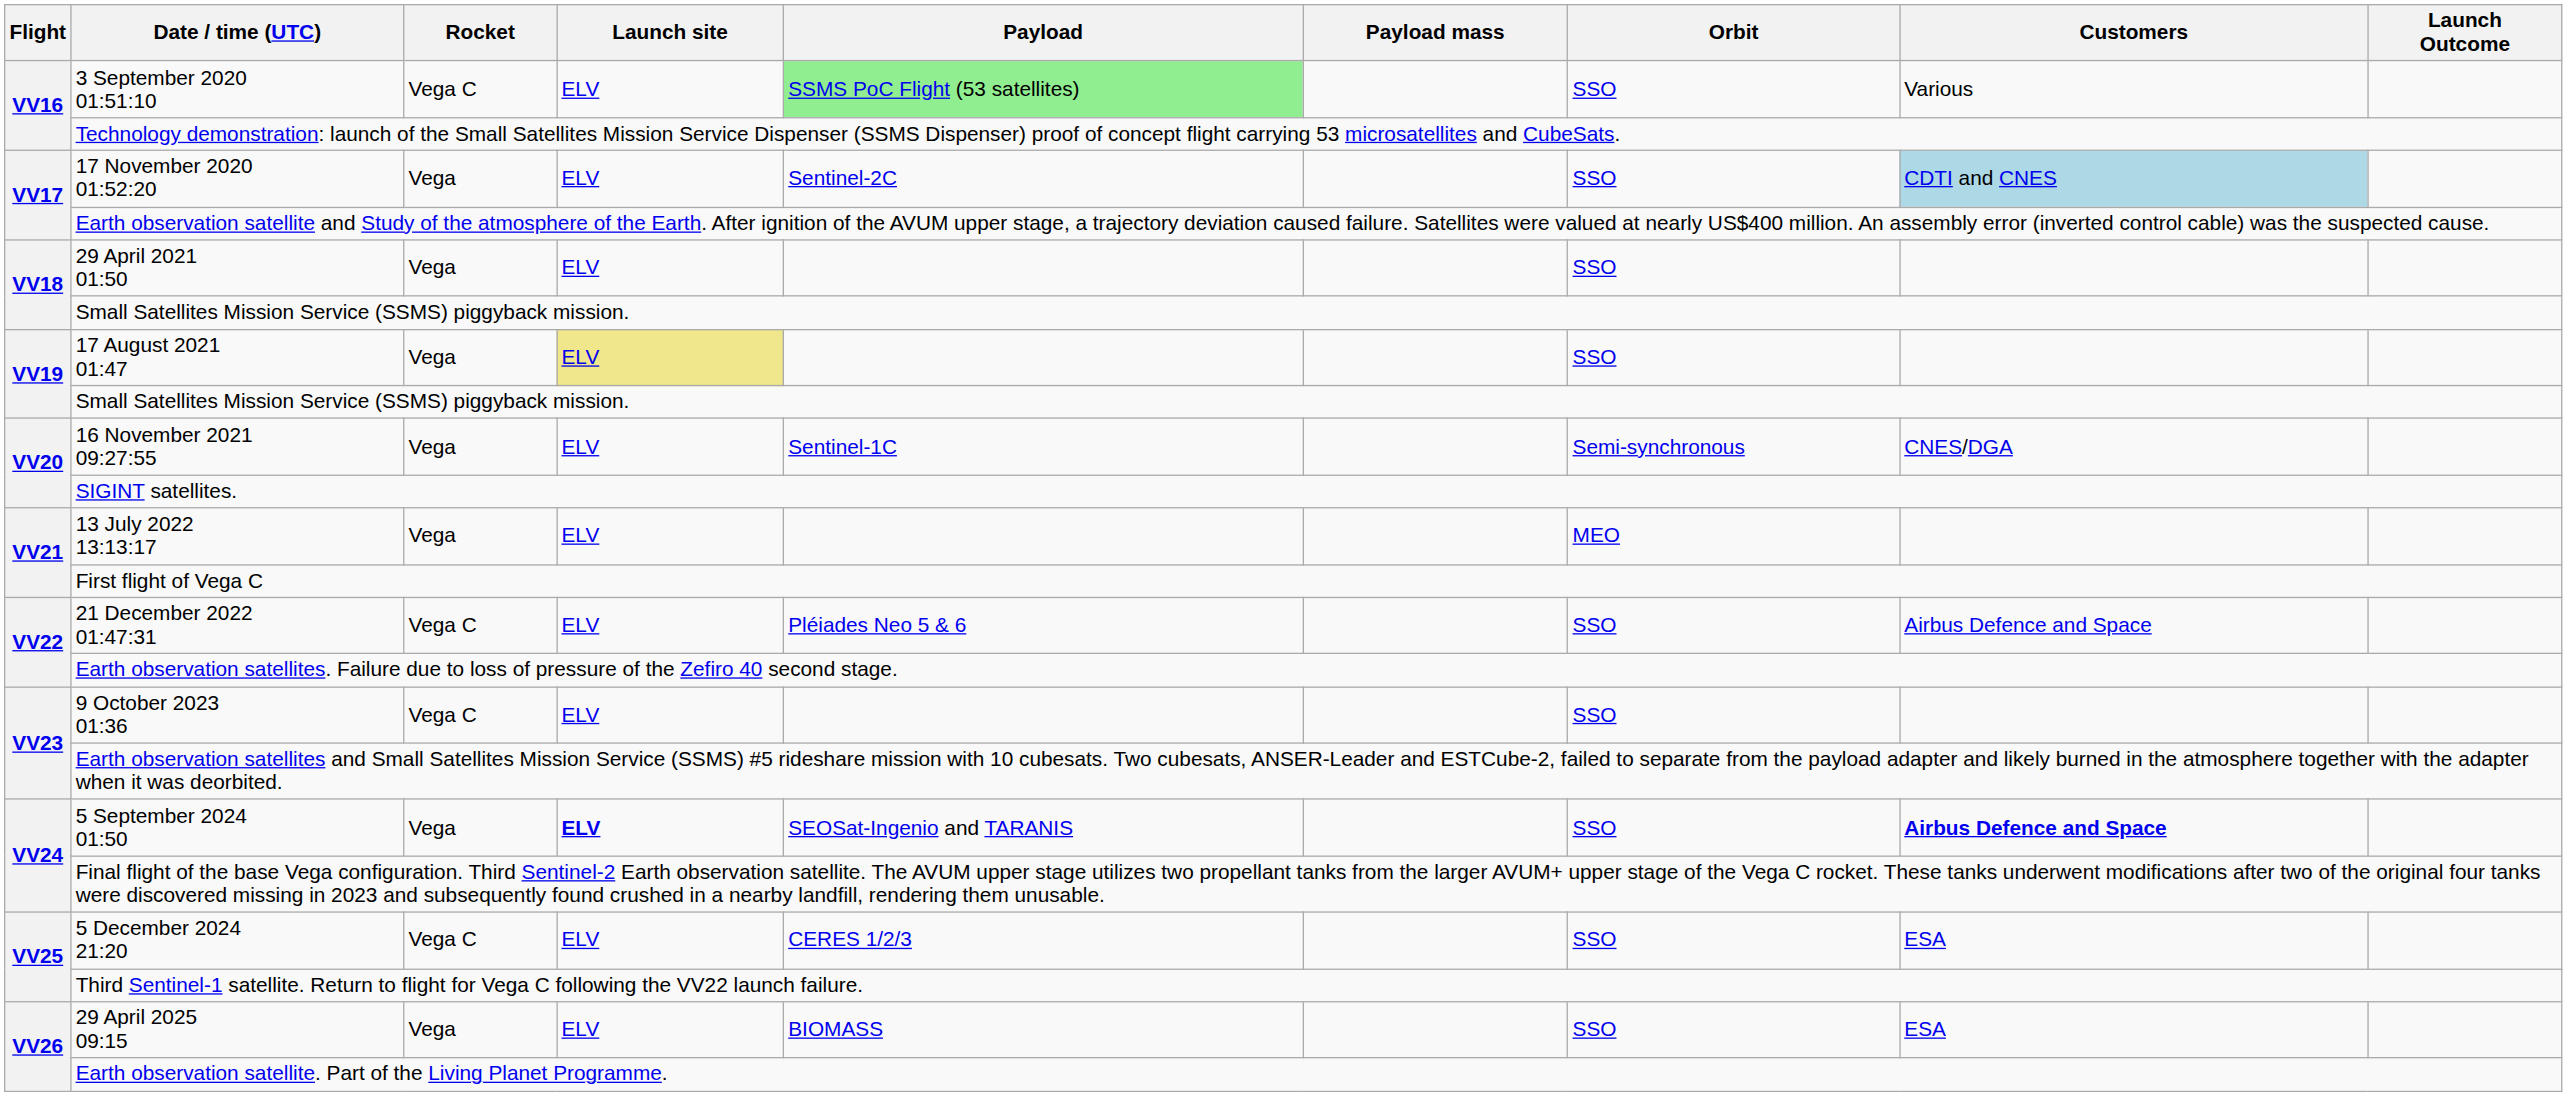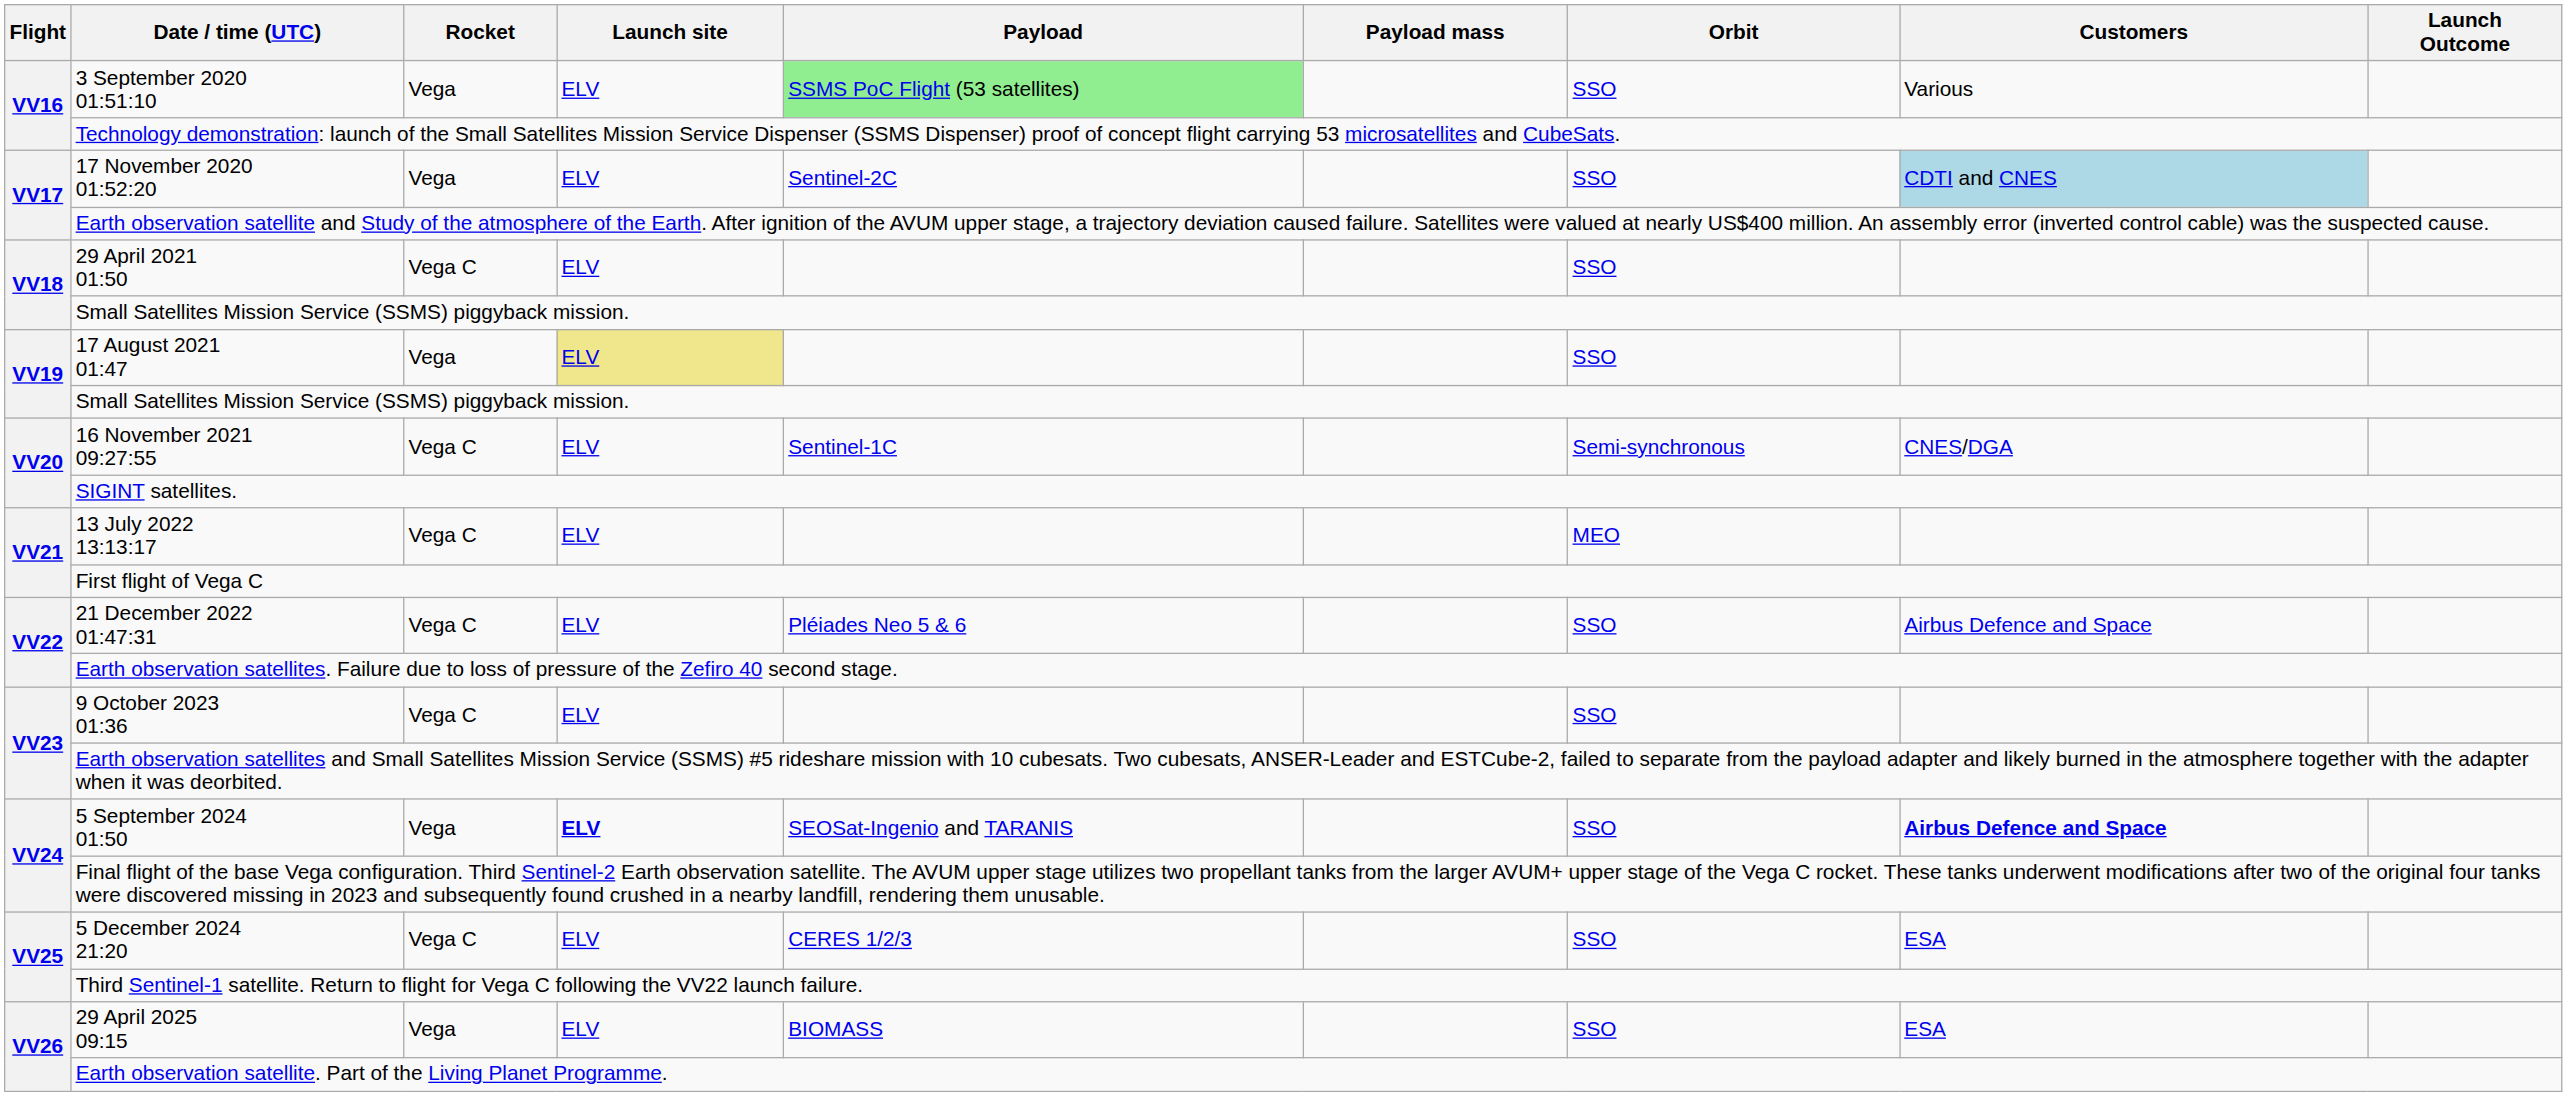(443, 89) Vega C -> (432, 89) Vega
(432, 267) Vega -> (443, 267) Vega C
(432, 446) Vega -> (443, 446) Vega C
(432, 535) Vega -> (443, 535) Vega C
